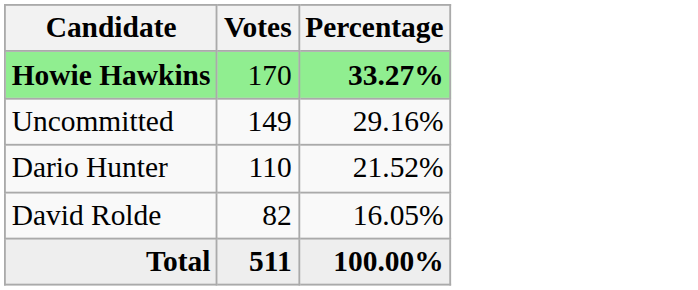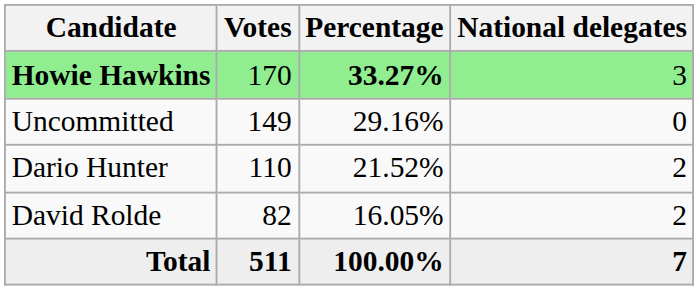+ column: (572, 27)
